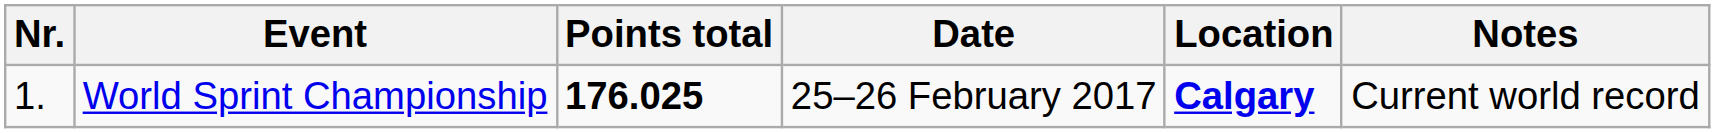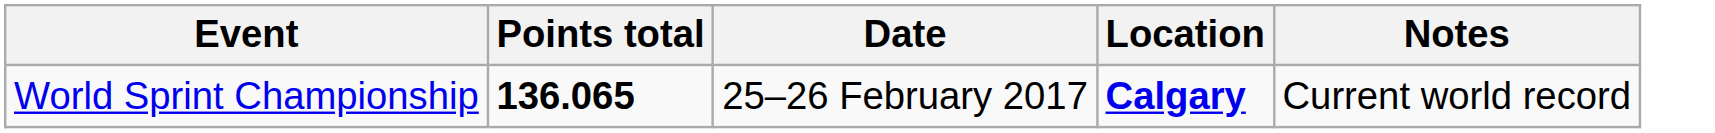- column: (40, 34)
(634, 95) 176.025 -> (566, 95) 136.065
